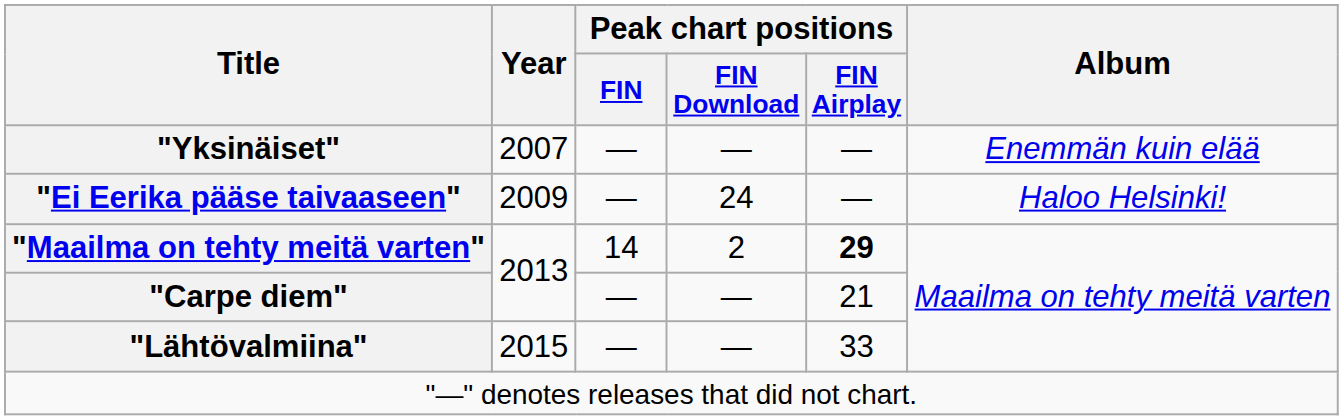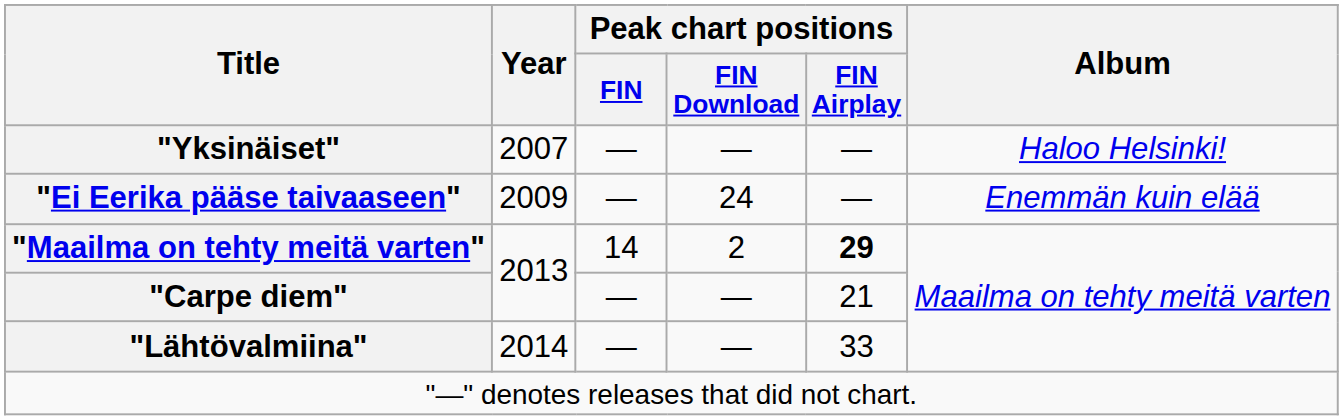(1123, 149) Enemmän kuin elää -> (1123, 149) Haloo Helsinki!
(1123, 198) Haloo Helsinki! -> (1123, 198) Enemmän kuin elää
(534, 345) 2015 -> (534, 345) 2014
